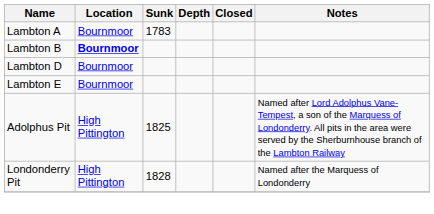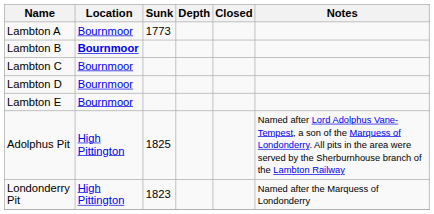(158, 31) 1783 -> (158, 31) 1773
+ row: (34, 66)
(158, 176) 1828 -> (158, 194) 1823
